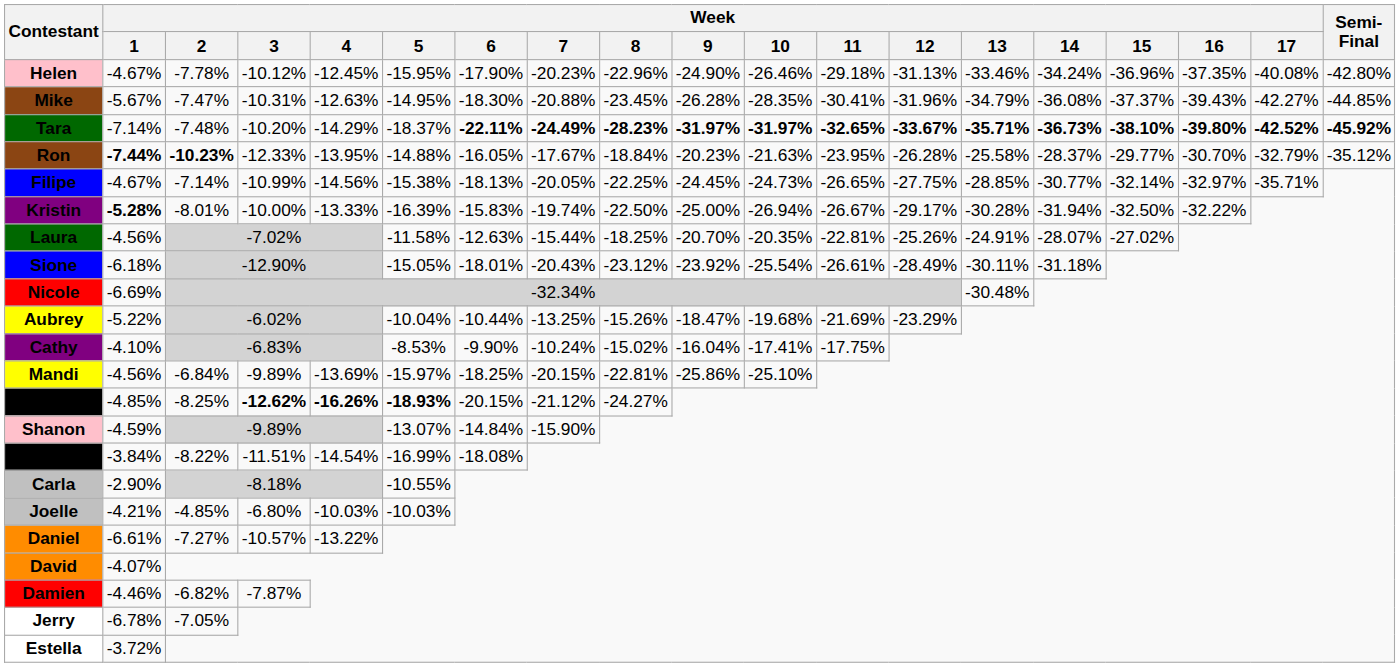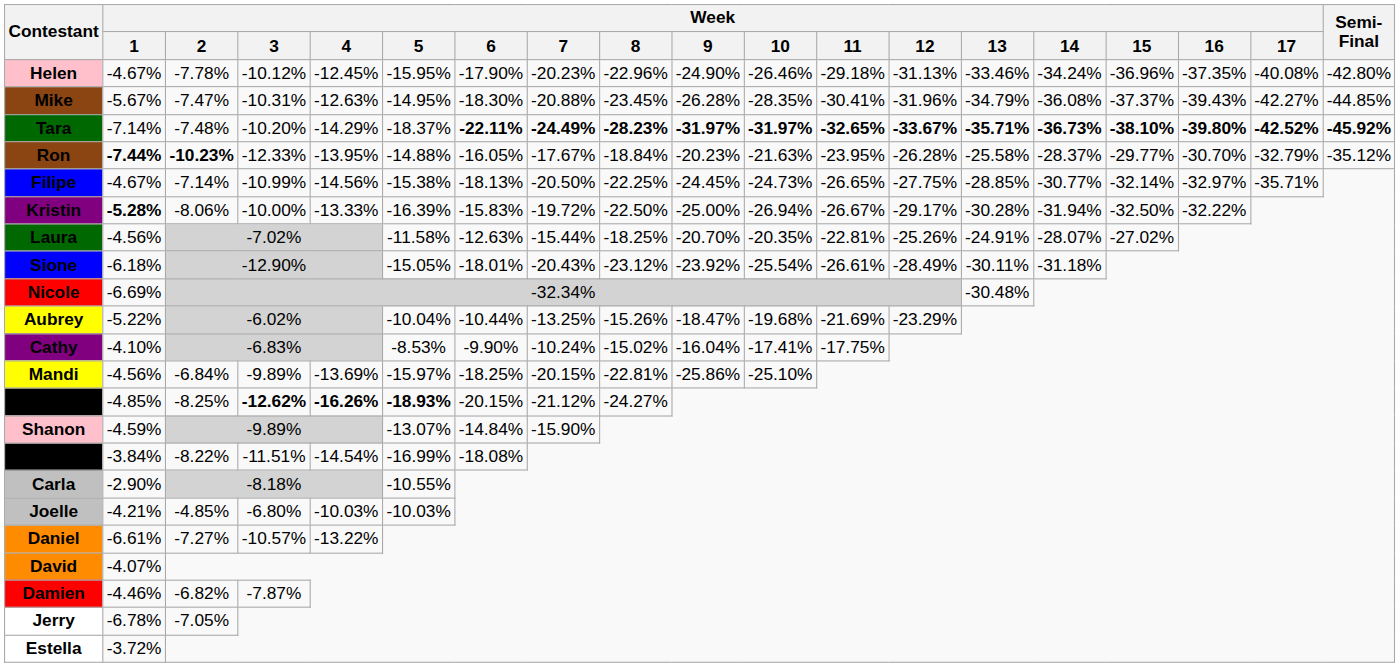(563, 182) -20.05% -> (563, 182) -20.50%
(202, 210) -8.01% -> (202, 210) -8.06%
(563, 210) -19.74% -> (563, 210) -19.72%
